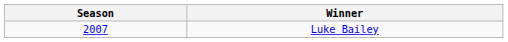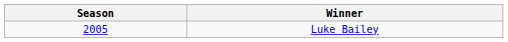(95, 30) 2007 -> (95, 30) 2005
